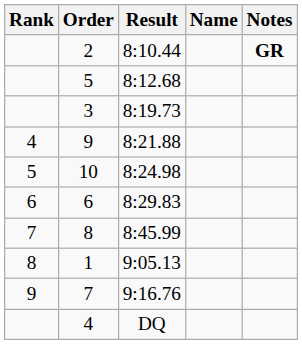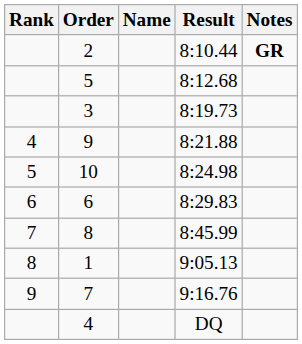columns swapped: (214, 19) <-> (152, 19)
